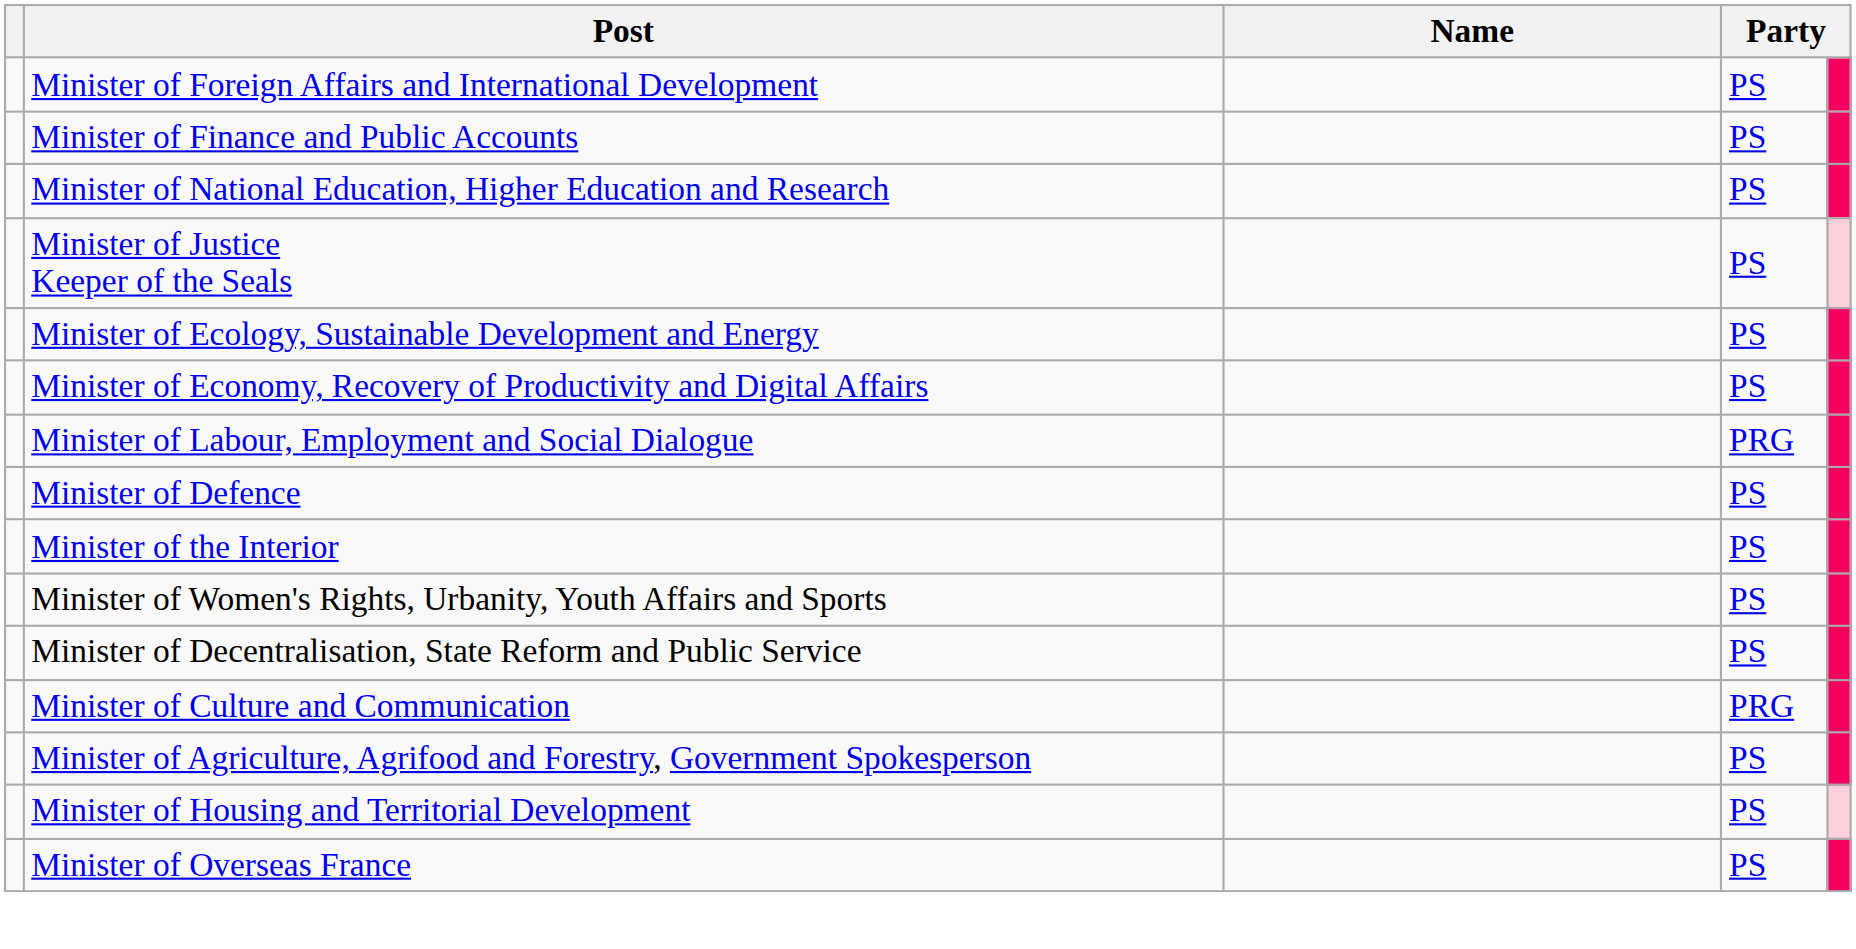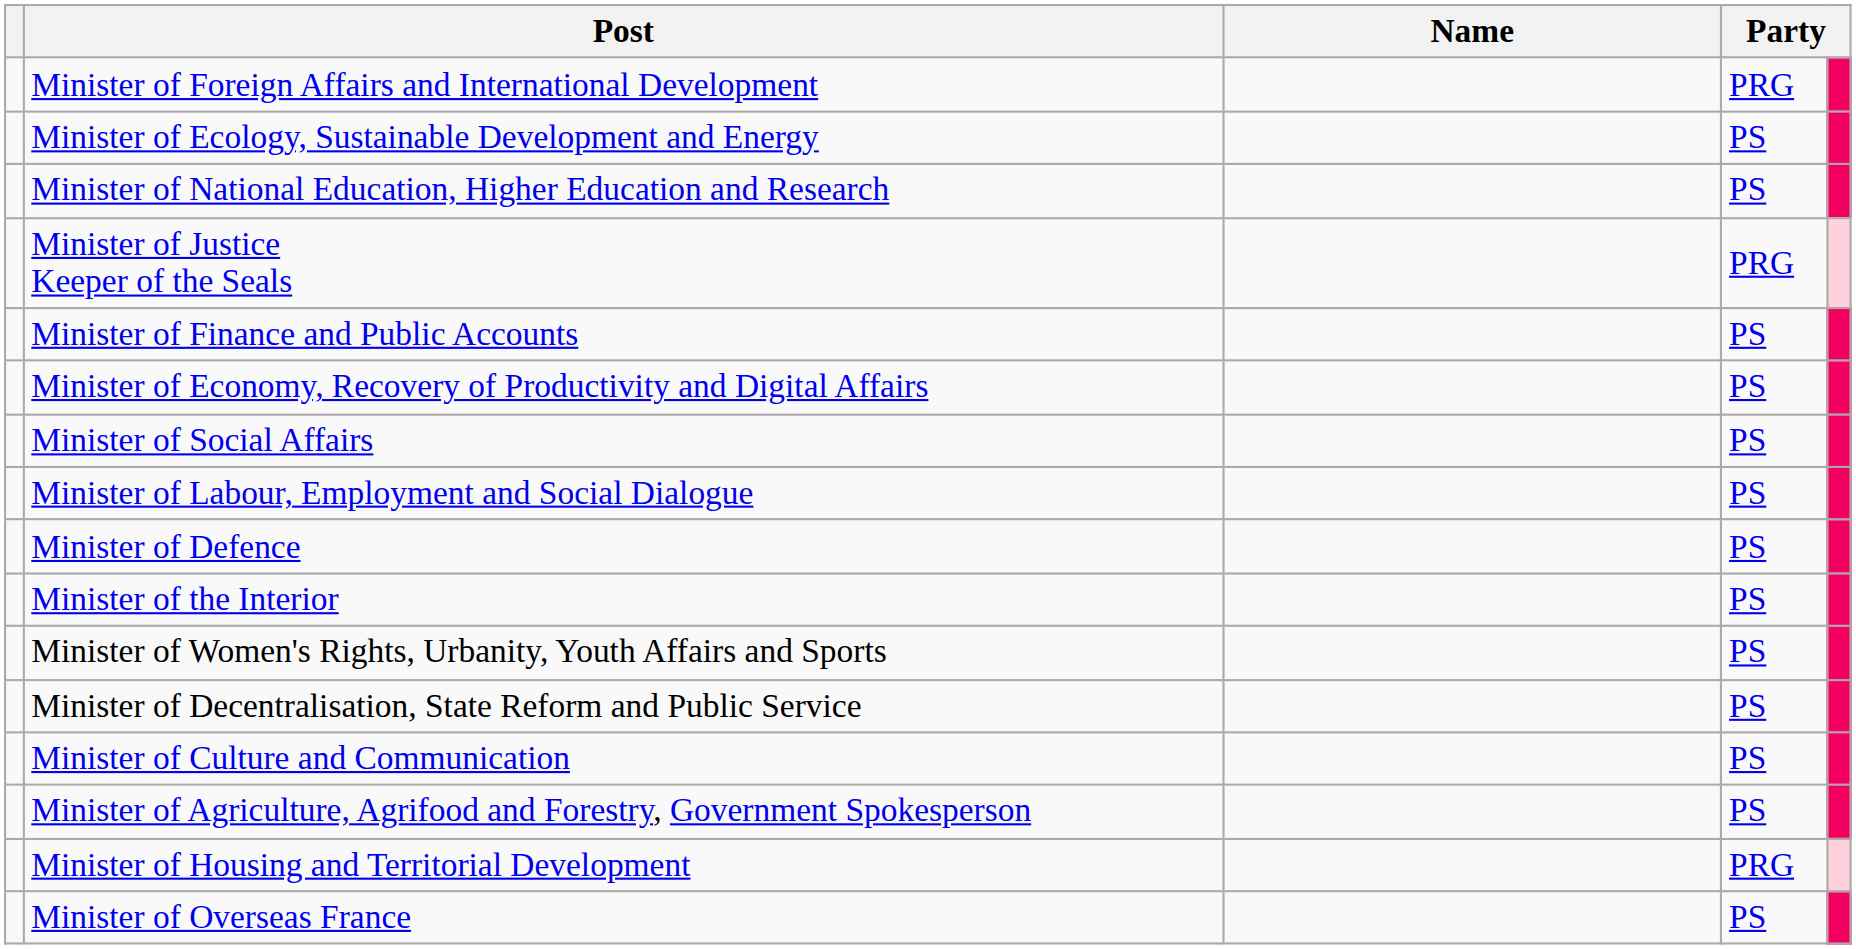(1748, 84) PS -> (1762, 84) PRG
rows swapped: (425, 333) <-> (305, 137)
(1748, 261) PS -> (1762, 261) PRG
+ row: (202, 439)
(1762, 439) PRG -> (1748, 492) PS
(1762, 705) PRG -> (1748, 758) PS
(1748, 811) PS -> (1762, 864) PRG
